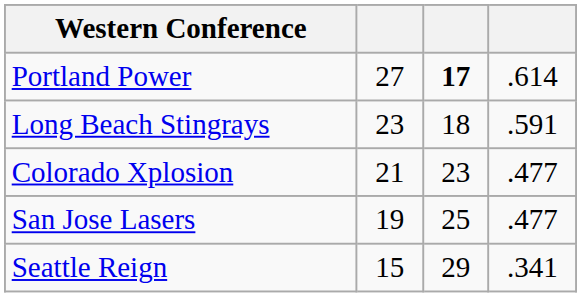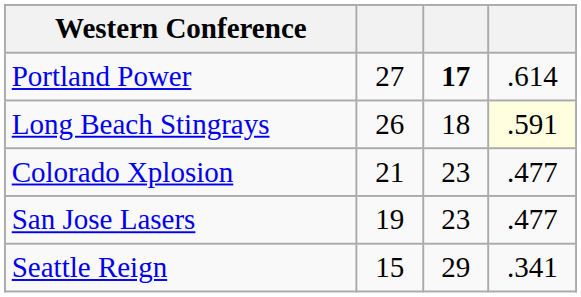(390, 124) 23 -> (390, 124) 26
(532, 124) no background -> (532, 124) lightyellow background
(456, 220) 25 -> (456, 220) 23
